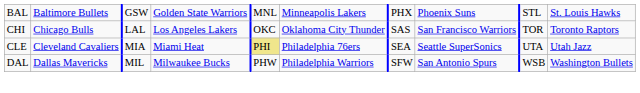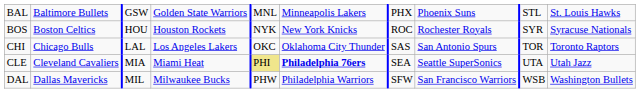+ row: (17, 29)
(467, 29) San Francisco Warriors -> (457, 46) San Antonio Spurs
(321, 46) normal -> (324, 63) bold
(457, 63) San Antonio Spurs -> (467, 79) San Francisco Warriors
